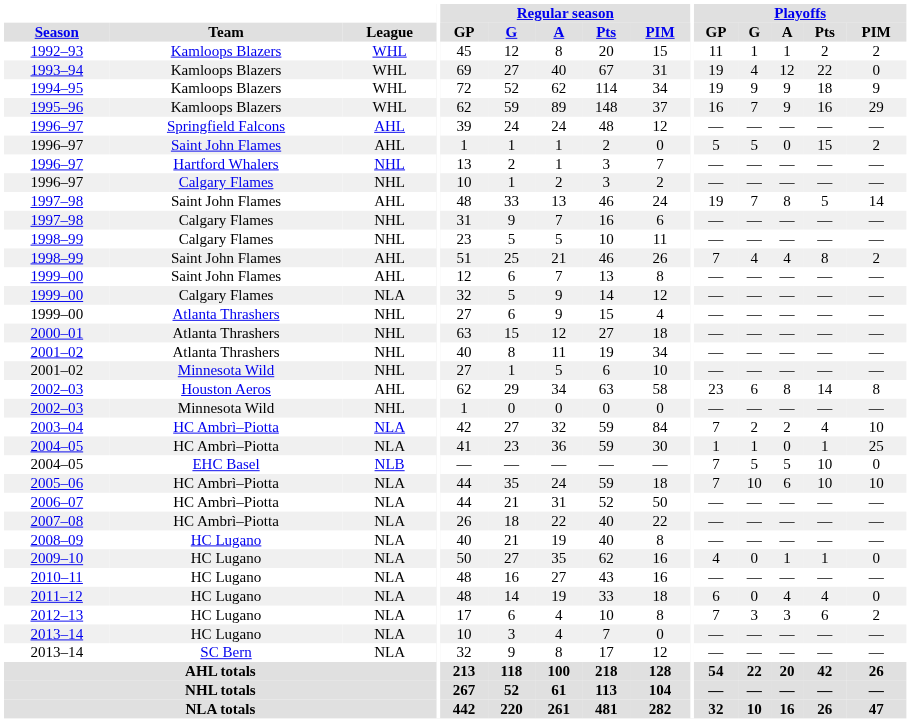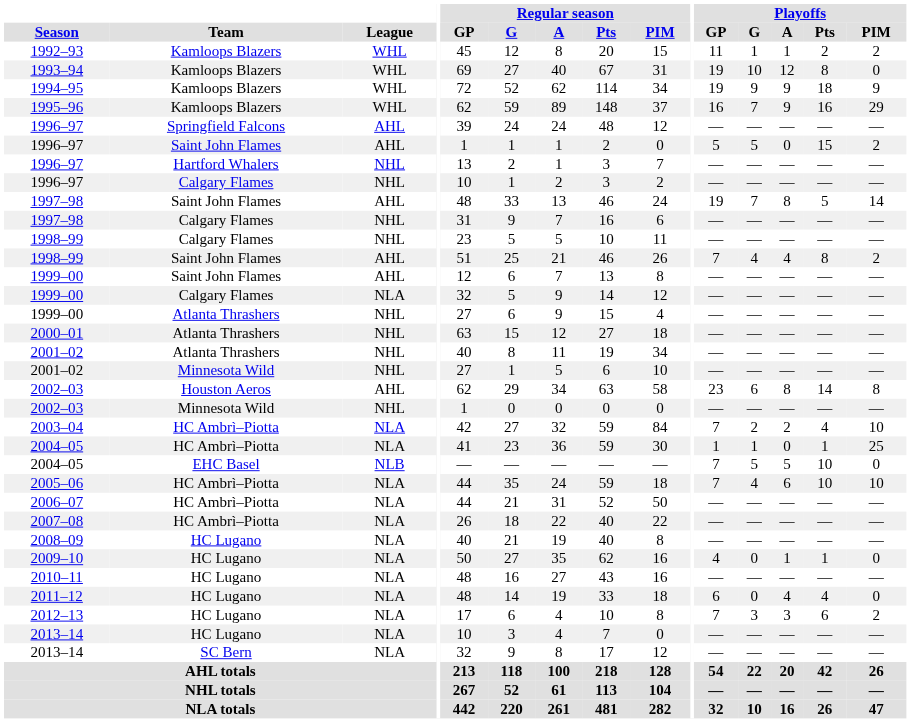(754, 69) 4 -> (754, 69) 10
(825, 69) 22 -> (825, 69) 8
(754, 483) 10 -> (754, 483) 4
